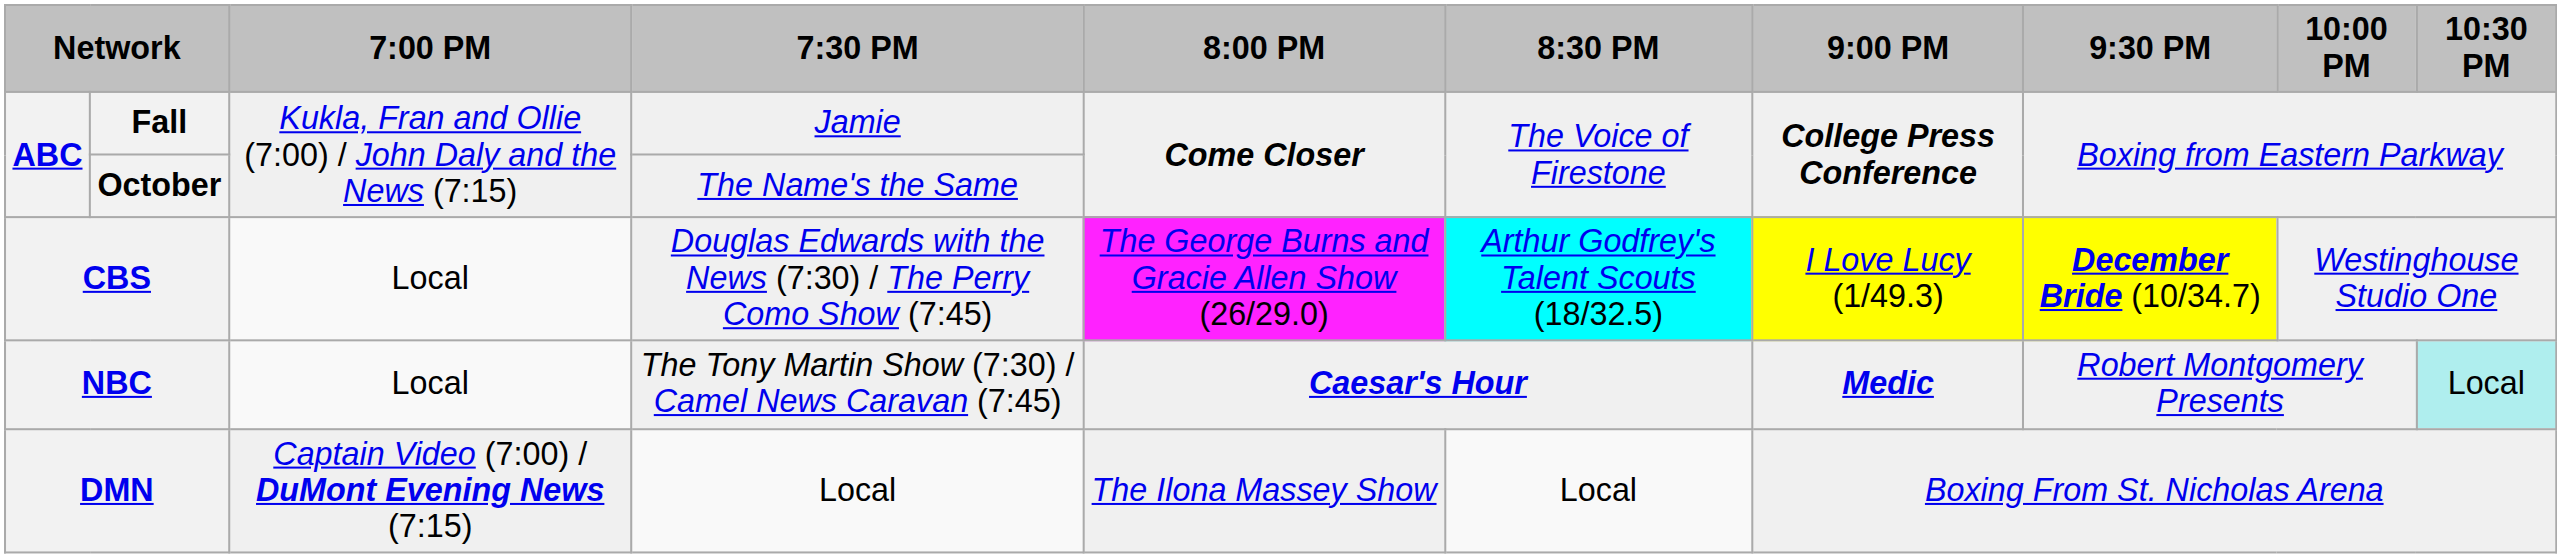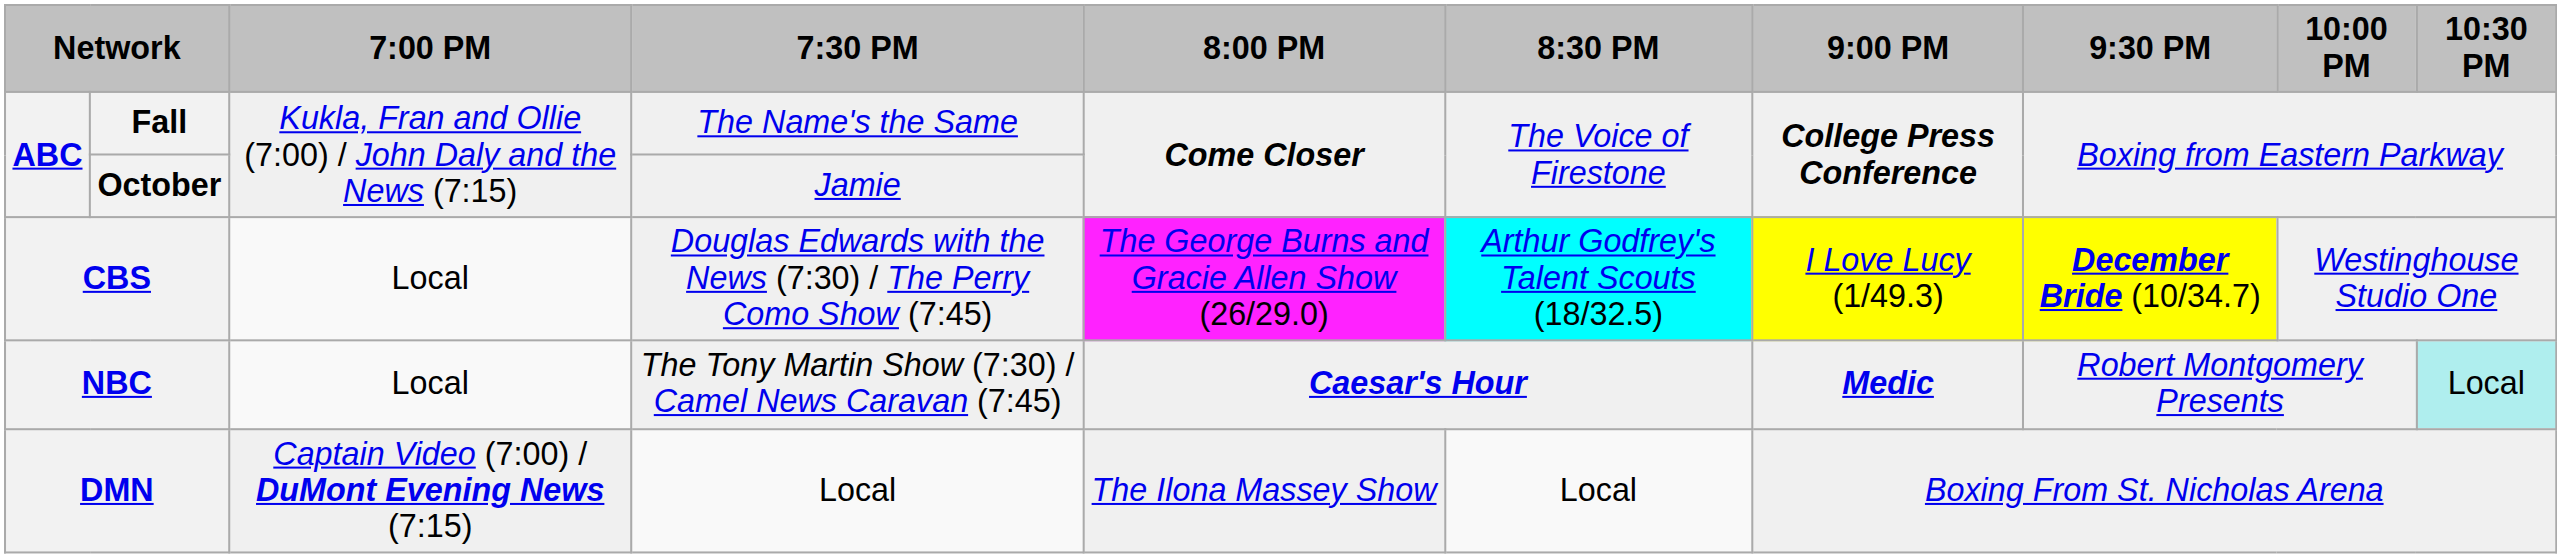(858, 123) Jamie -> (858, 123) The Name's the Same
(858, 185) The Name's the Same -> (858, 185) Jamie
